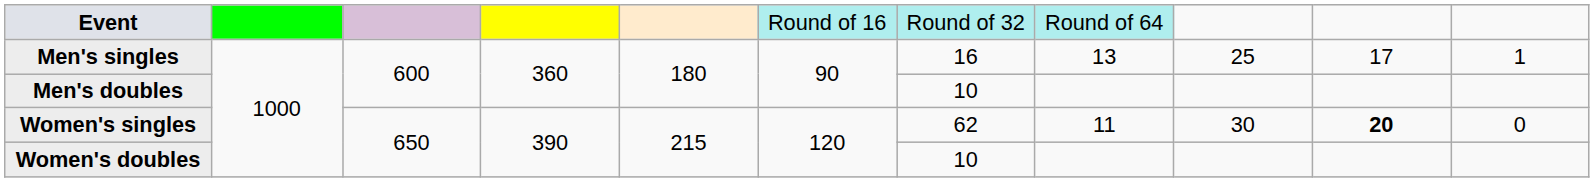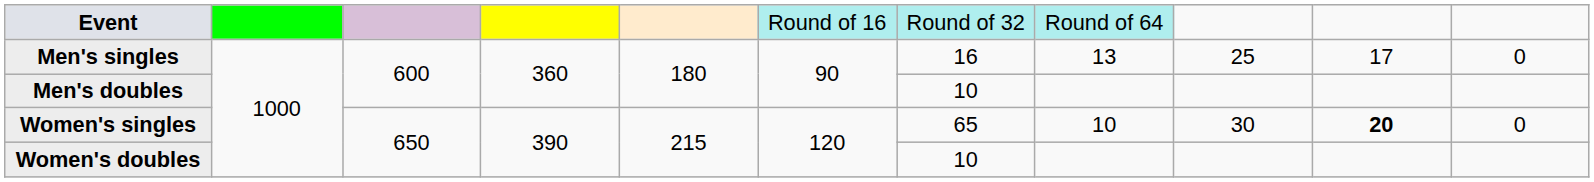(1520, 57) 1 -> (1520, 57) 0
(966, 125) 62 -> (966, 125) 65
(1104, 125) 11 -> (1104, 125) 10
